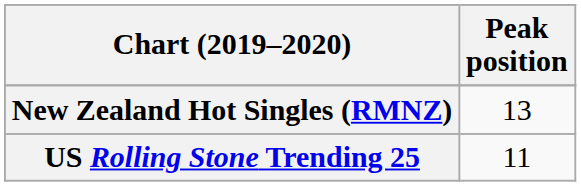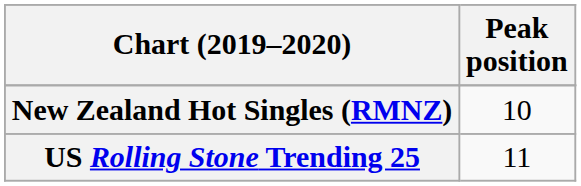(517, 109) 13 -> (517, 109) 10
